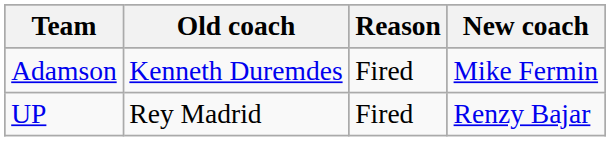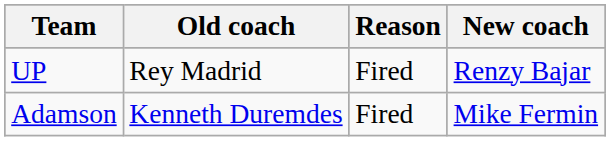rows swapped: (29, 113) <-> (64, 69)
